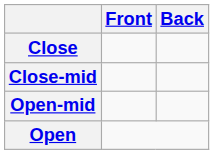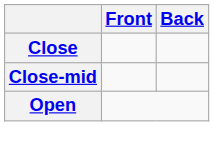- row: (53, 105)
